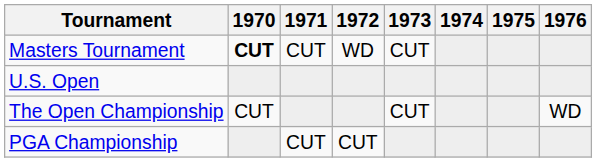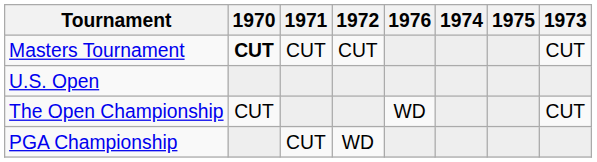columns swapped: (410, 20) <-> (565, 20)
(358, 51) WD -> (358, 51) CUT
(358, 142) CUT -> (358, 142) WD
